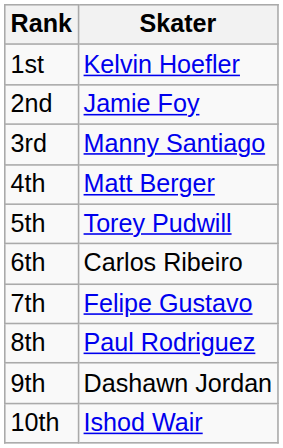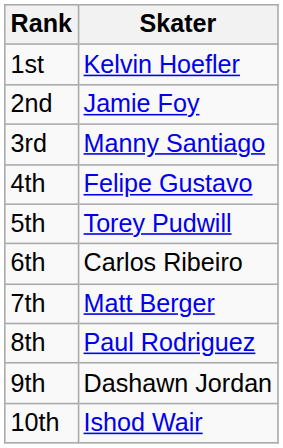(149, 183) Matt Berger -> (168, 183) Felipe Gustavo
(168, 303) Felipe Gustavo -> (149, 303) Matt Berger
